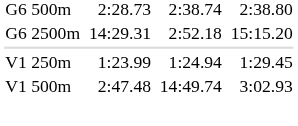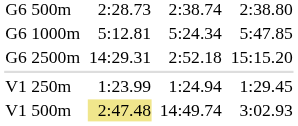+ row: (43, 33)
(124, 86) no background -> (124, 110) khaki background
